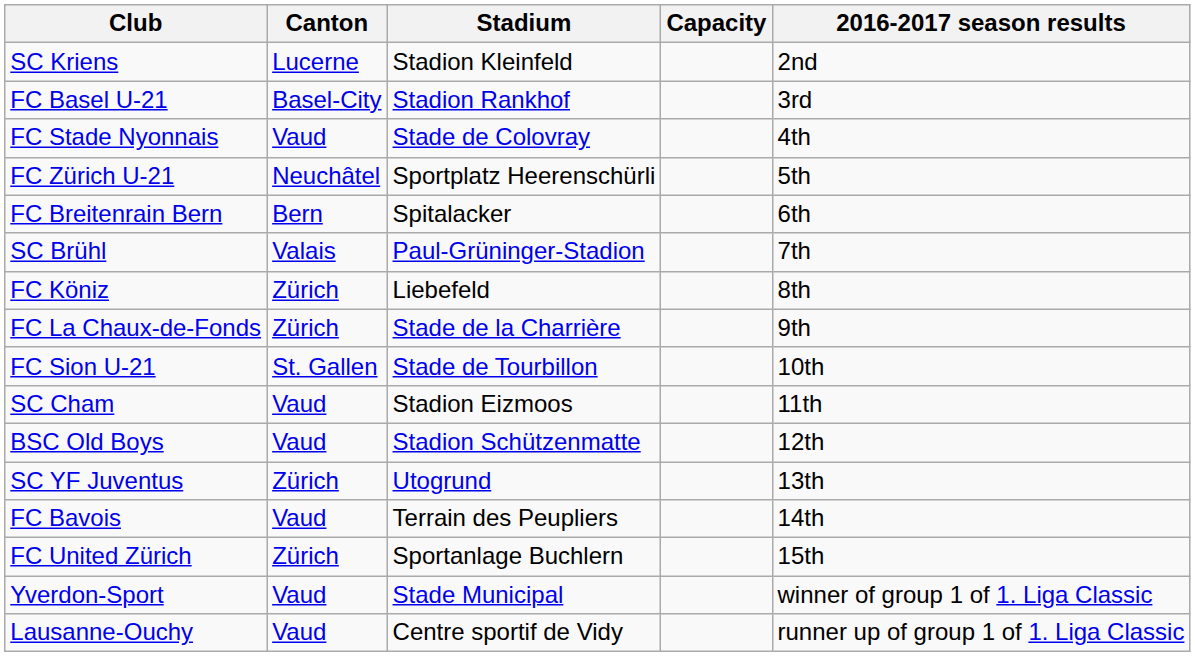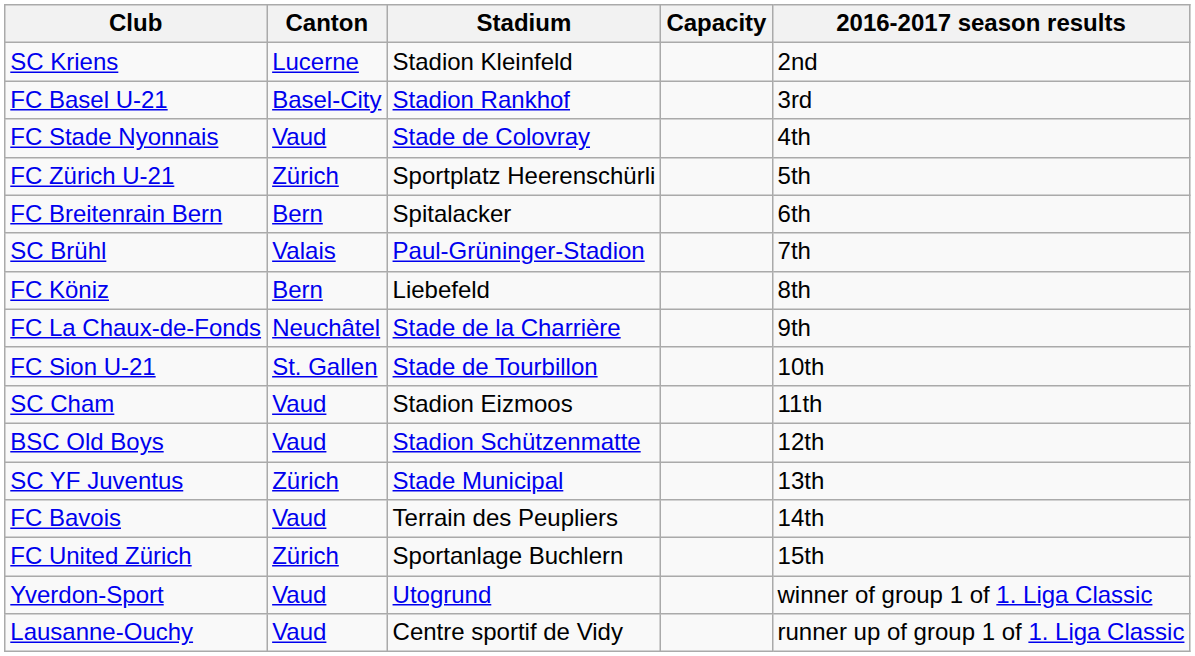(326, 175) Neuchâtel -> (305, 175) Zürich
(305, 289) Zürich -> (297, 289) Bern
(305, 328) Zürich -> (326, 328) Neuchâtel
(442, 480) Utogrund -> (478, 480) Stade Municipal
(478, 594) Stade Municipal -> (442, 594) Utogrund
